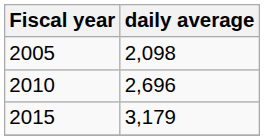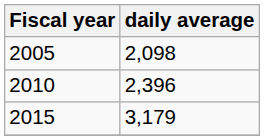(150, 85) 2,696 -> (150, 85) 2,396
